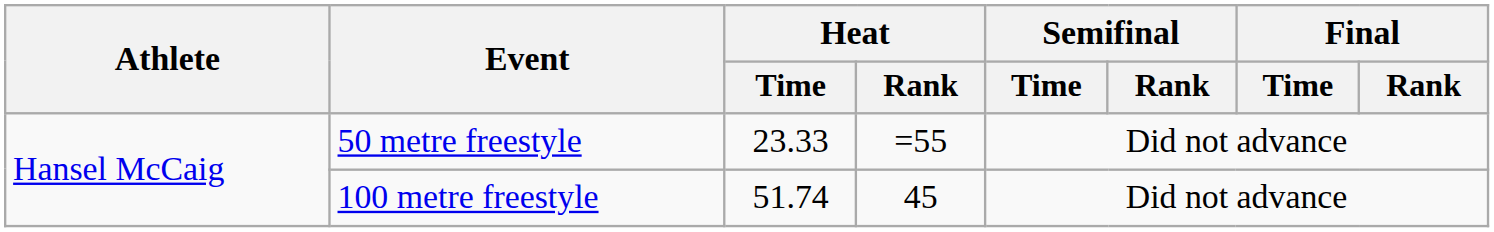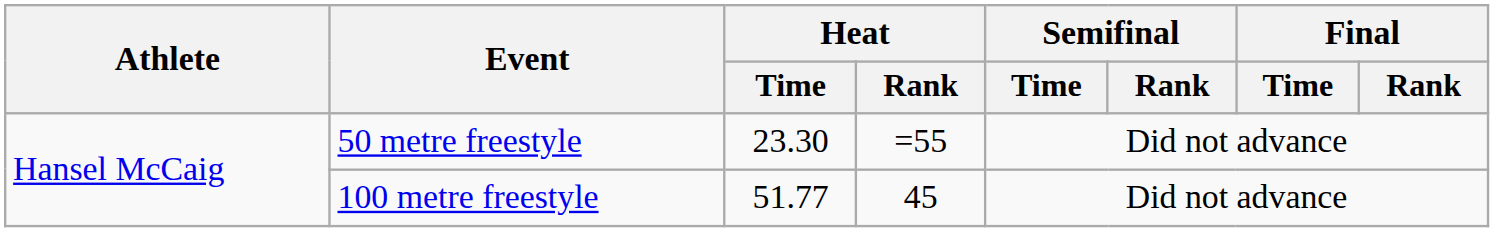(791, 141) 23.33 -> (791, 141) 23.30
(791, 197) 51.74 -> (791, 197) 51.77
